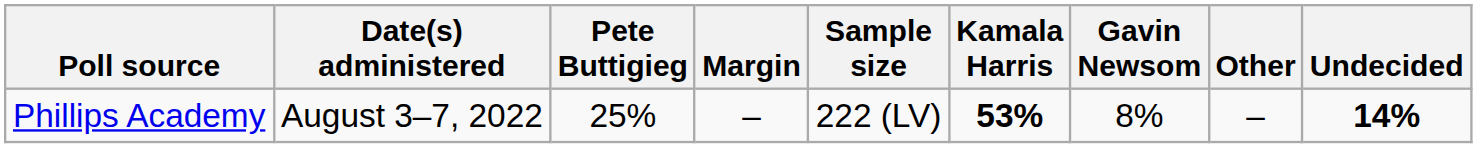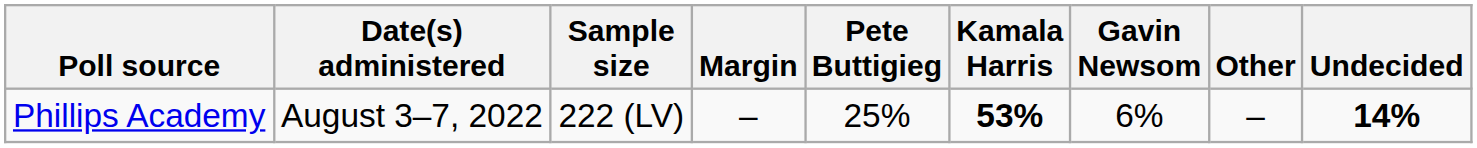columns swapped: (879, 47) <-> (623, 47)
(1139, 116) 8% -> (1139, 116) 6%
